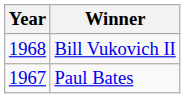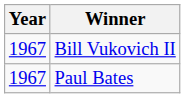(27, 48) 1968 -> (27, 48) 1967
